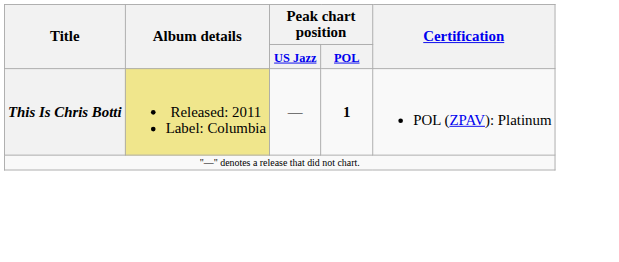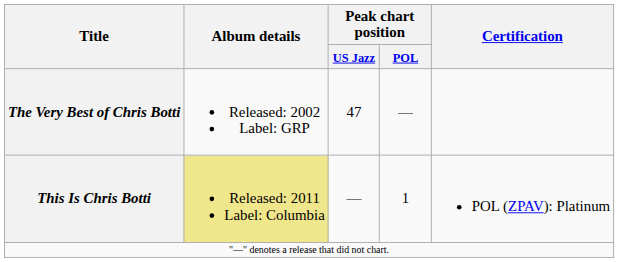+ row: (94, 111)
(347, 111) bold -> (405, 198) normal
